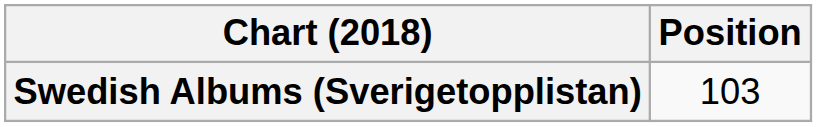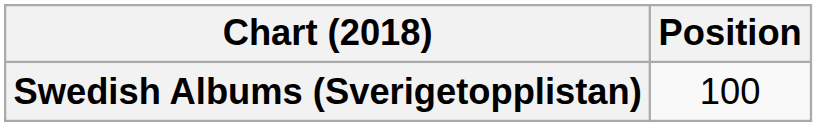(730, 90) 103 -> (730, 90) 100
